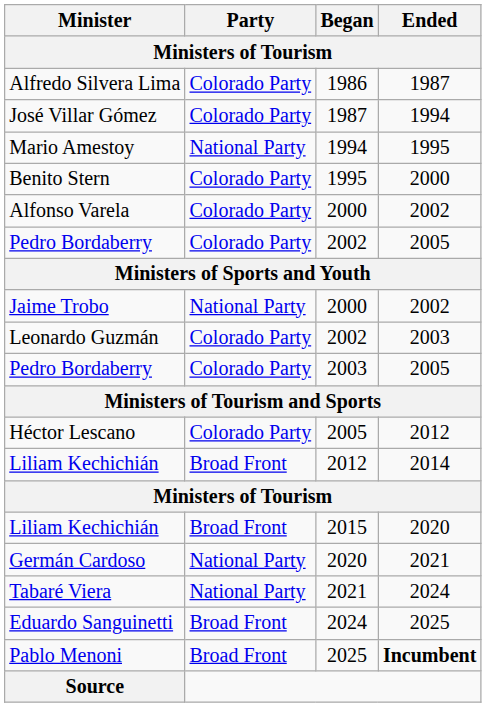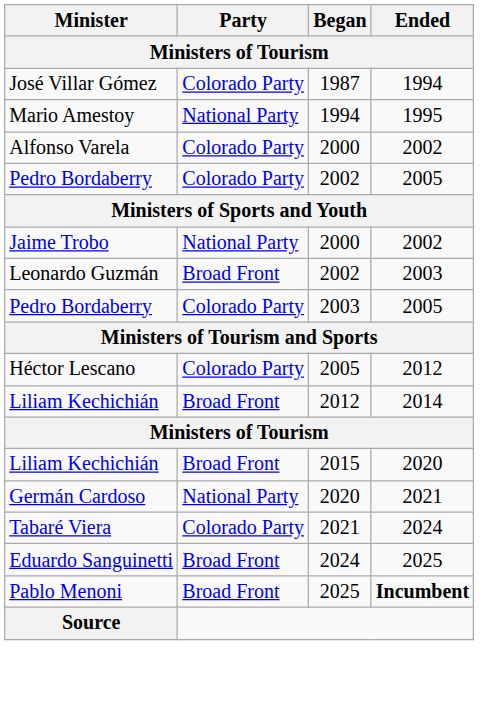- row: (95, 83)
- row: (60, 178)
(250, 337) Colorado Party -> (231, 274) Broad Front
(248, 591) National Party -> (243, 527) Colorado Party
